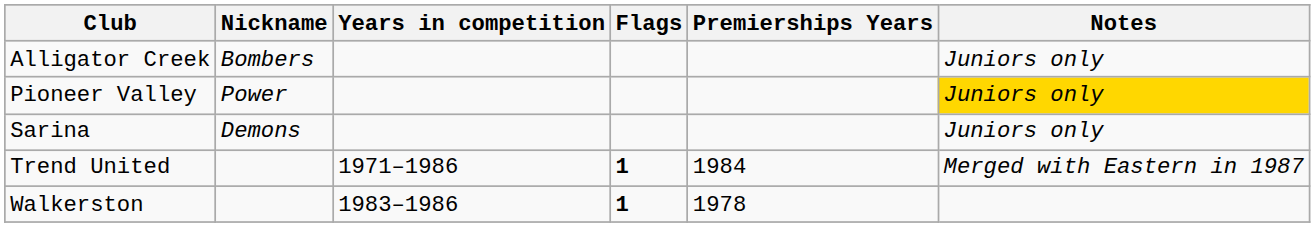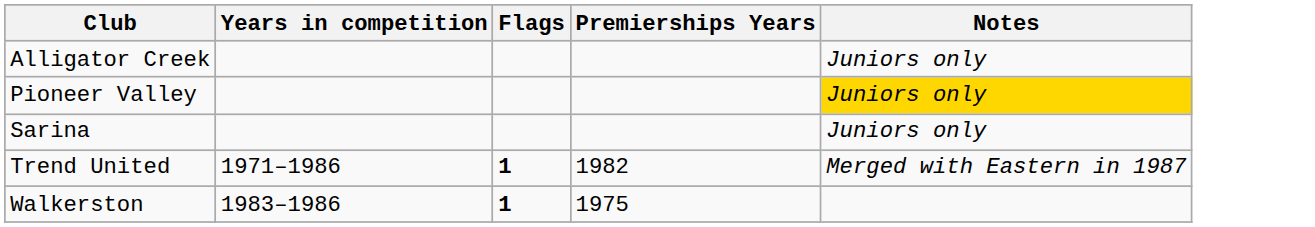- column: (274, 23)
(720, 168) 1984 -> (602, 168) 1982
(720, 204) 1978 -> (602, 204) 1975
